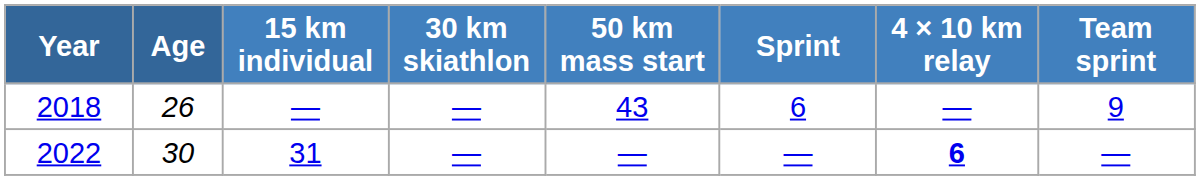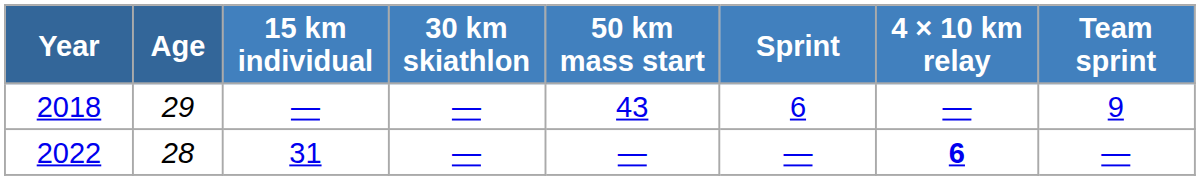(178, 107) 26 -> (178, 107) 29
(178, 153) 30 -> (178, 153) 28
